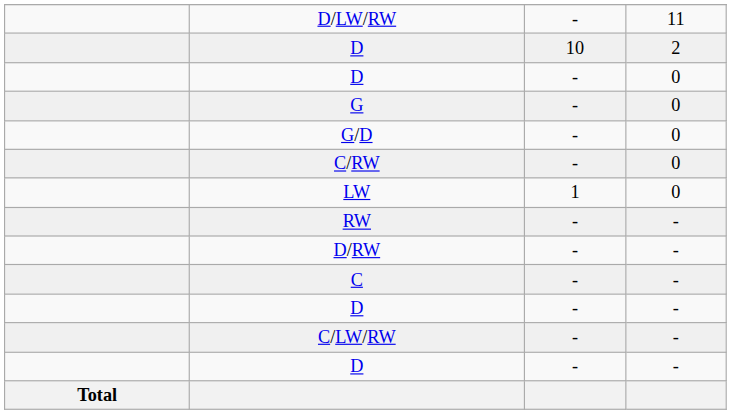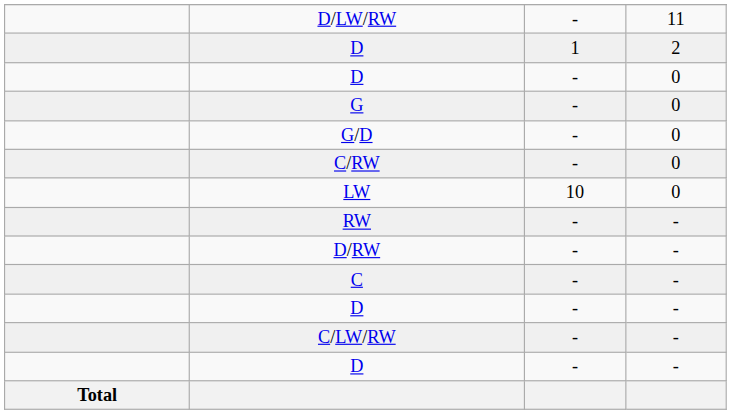(575, 47) 10 -> (575, 47) 1
(575, 192) 1 -> (575, 192) 10
